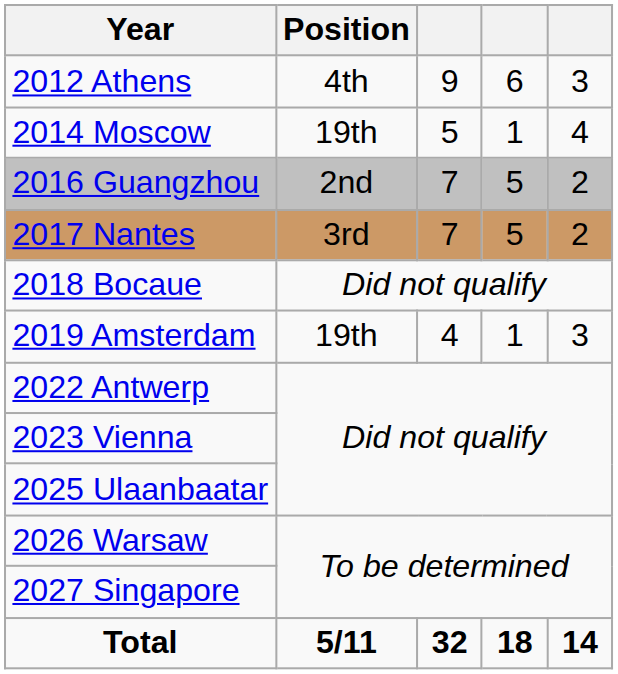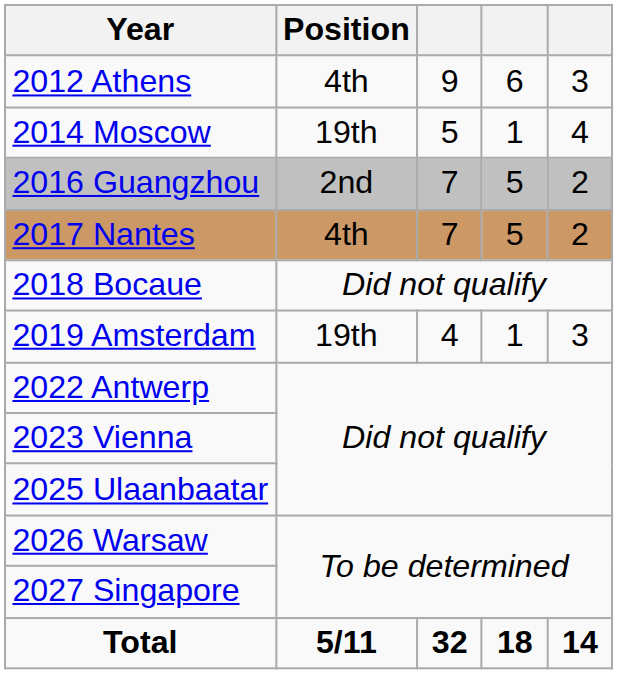(346, 234) 3rd -> (346, 234) 4th
